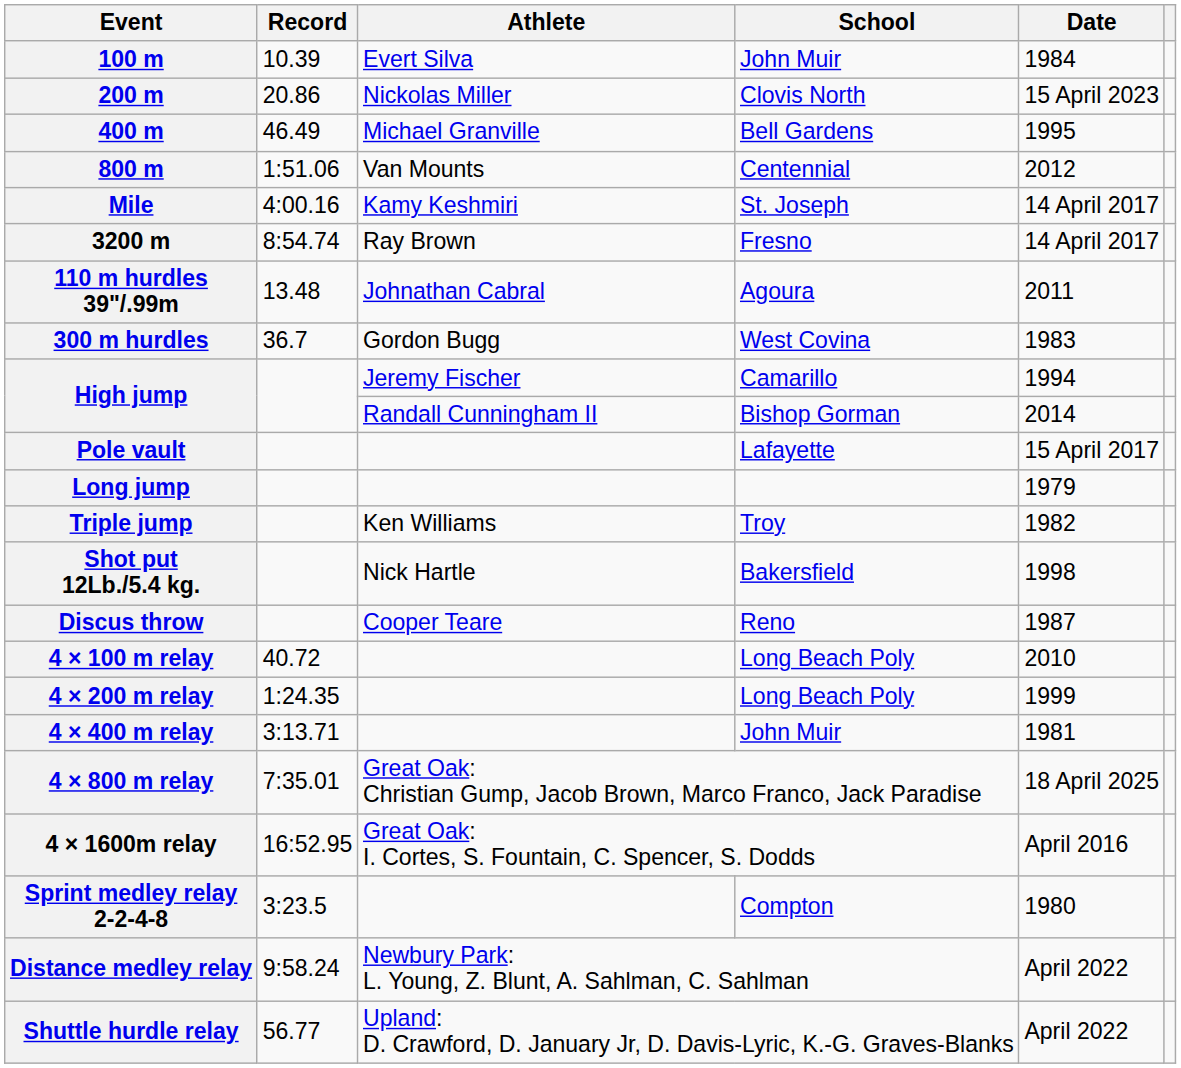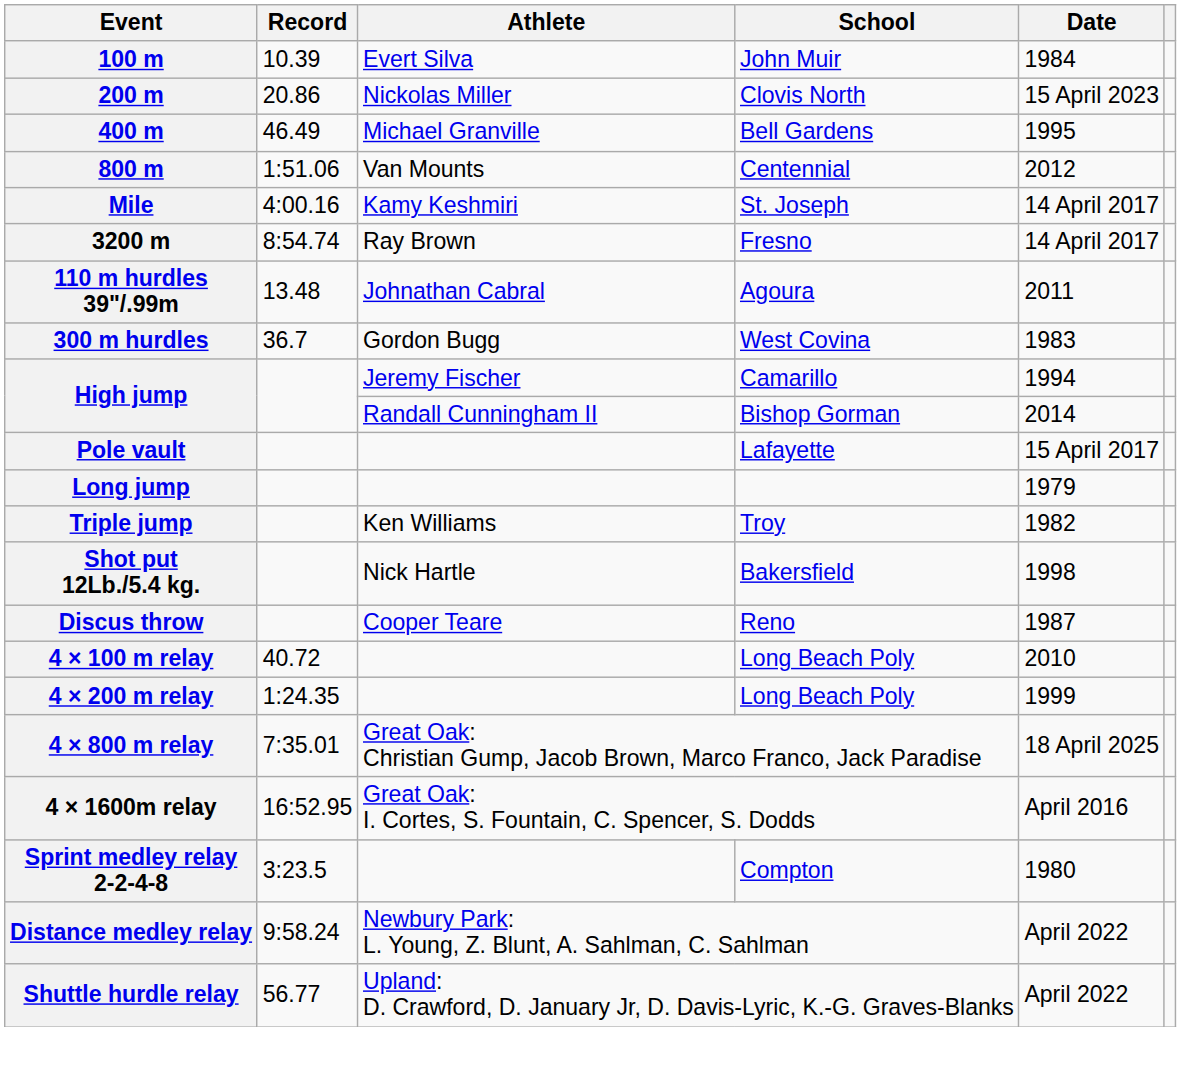- row: (131, 732)
